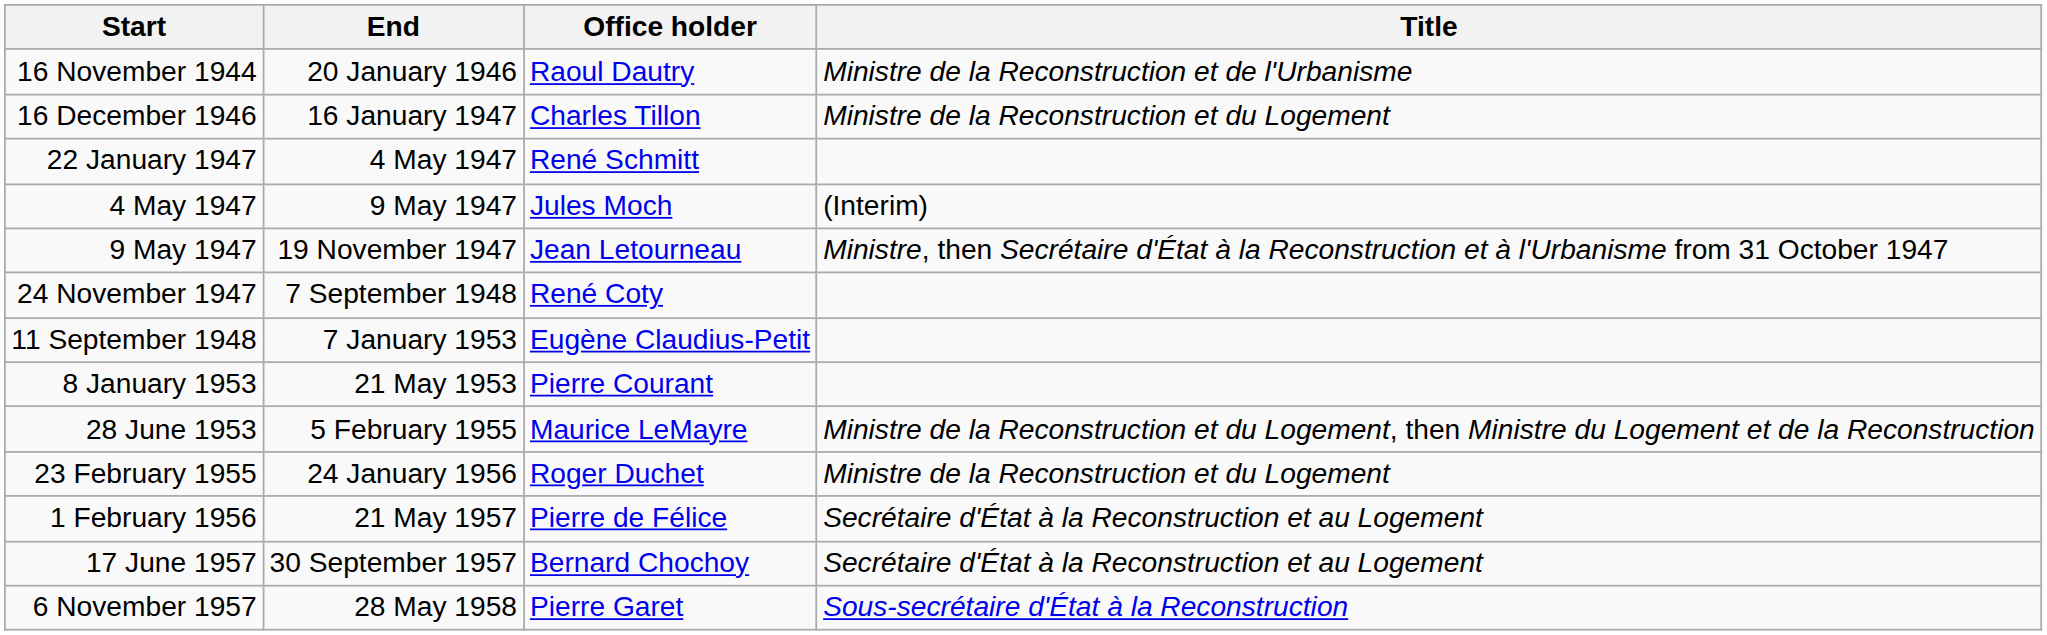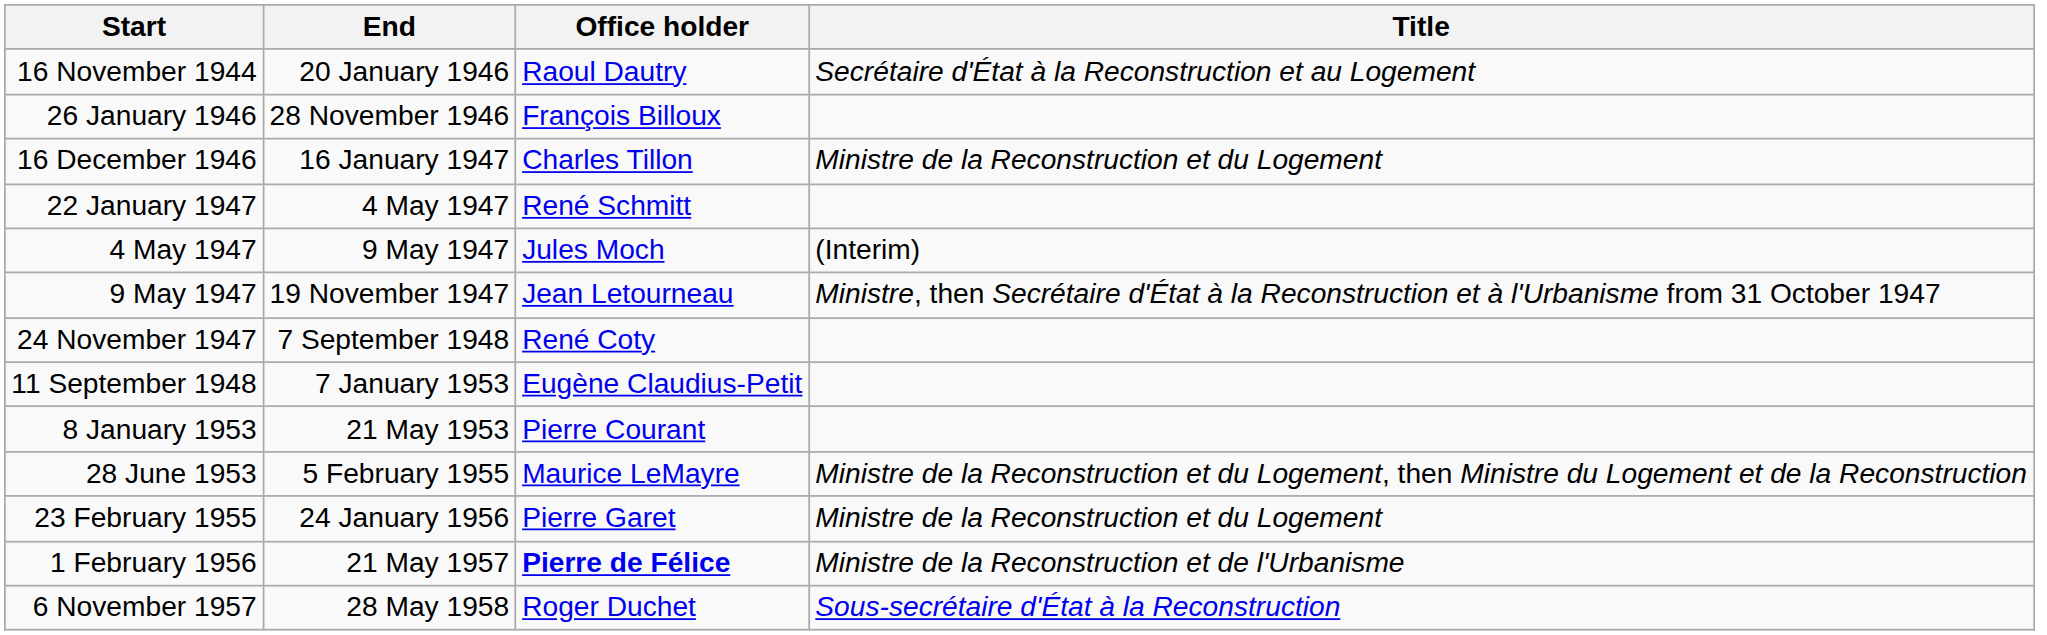(1118, 71) Ministre de la Reconstruction et de l'Urbanisme -> (1145, 71) Secrétaire d'État à la Reconstruction et au Logement
+ row: (152, 116)
(617, 473) Roger Duchet -> (599, 518) Pierre Garet
(629, 518) normal -> (626, 562) bold
(1153, 518) Secrétaire d'État à la Reconstruction et au Logement -> (1110, 562) Ministre de la Reconstruction et de l'Urbanisme
- row: (171, 562)
(607, 607) Pierre Garet -> (609, 607) Roger Duchet
